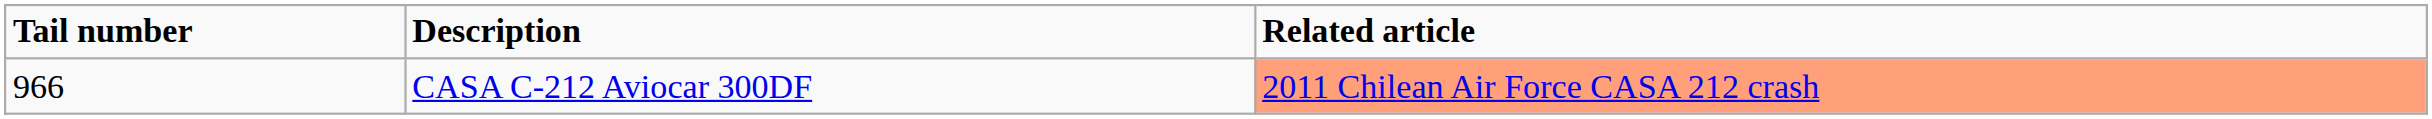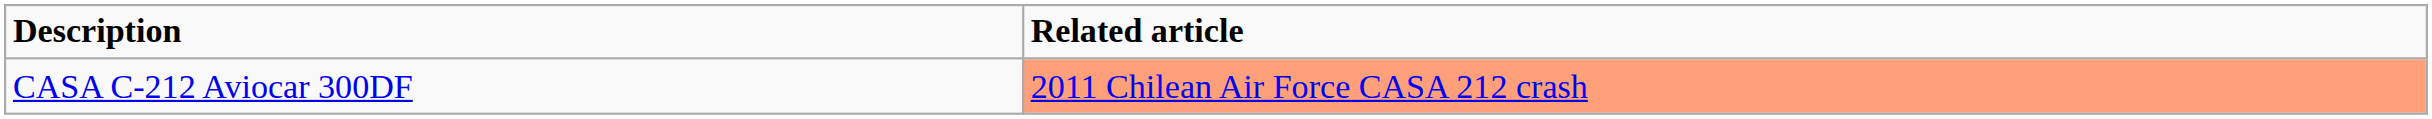- column: (103, 31)
